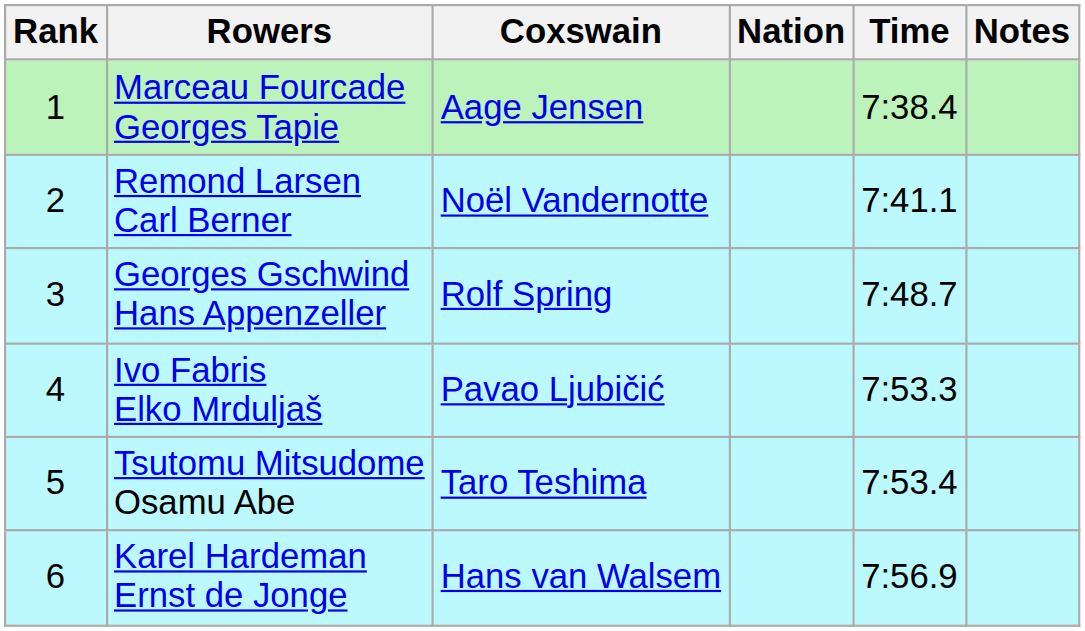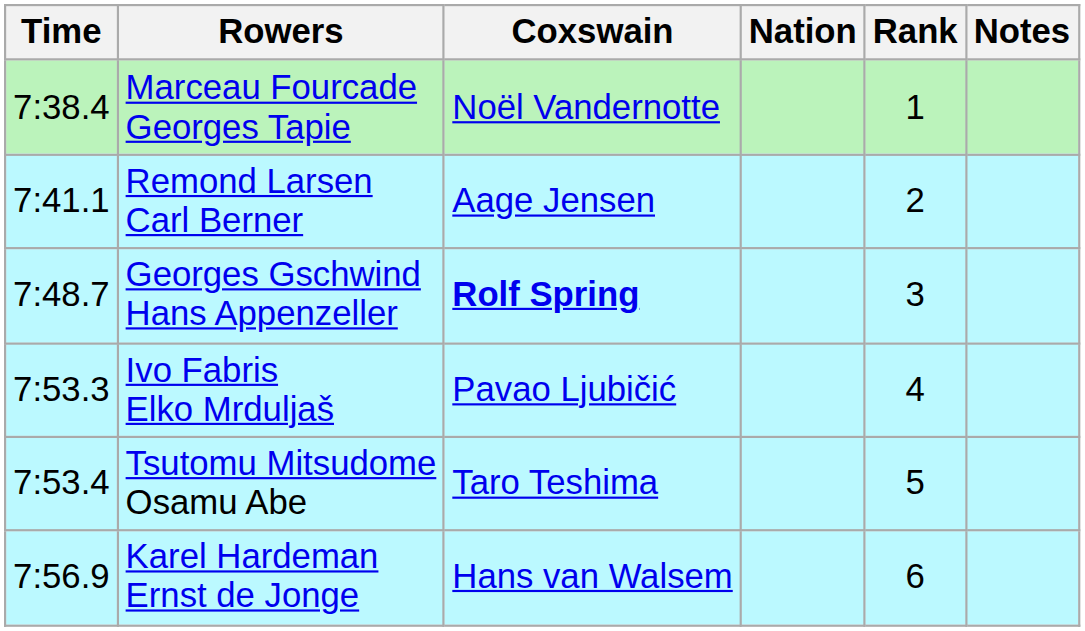columns swapped: (56, 32) <-> (909, 32)
(542, 106) Aage Jensen -> (586, 106) Noël Vandernotte
(575, 200) Noël Vandernotte -> (554, 200) Aage Jensen
(527, 294) normal -> (546, 294) bold
